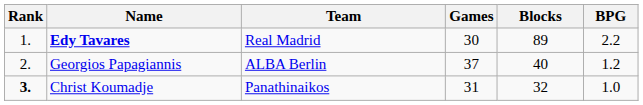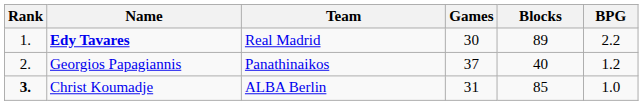(286, 64) ALBA Berlin -> (287, 64) Panathinaikos
(287, 87) Panathinaikos -> (286, 87) ALBA Berlin
(540, 87) 32 -> (540, 87) 85
